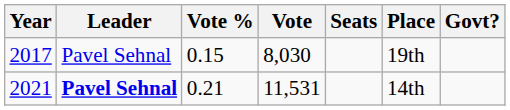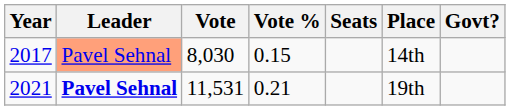columns swapped: (292, 21) <-> (220, 21)
(116, 54) no background -> (116, 54) lightsalmon background
(406, 54) 19th -> (406, 54) 14th
(406, 88) 14th -> (406, 88) 19th
